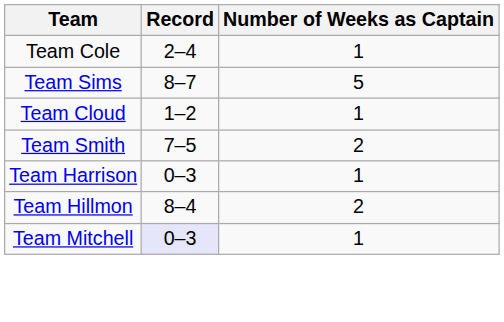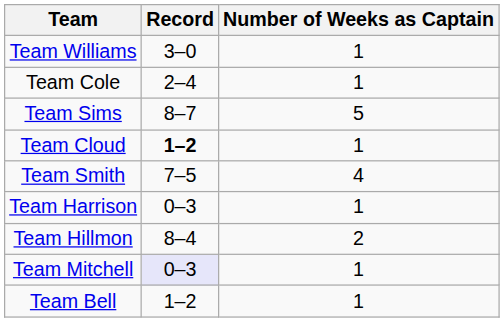+ row: (73, 51)
(180, 113) normal -> (180, 144) bold
(358, 144) 2 -> (358, 176) 4
+ row: (73, 301)
